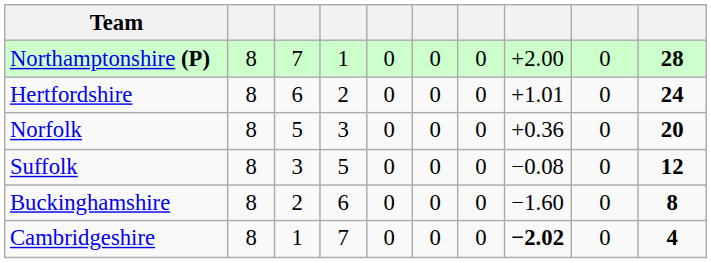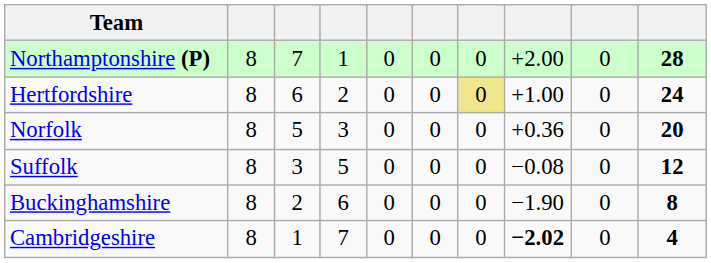(481, 94) no background -> (481, 94) khaki background
(538, 94) +1.01 -> (538, 94) +1.00
(538, 202) −1.60 -> (538, 202) −1.90
